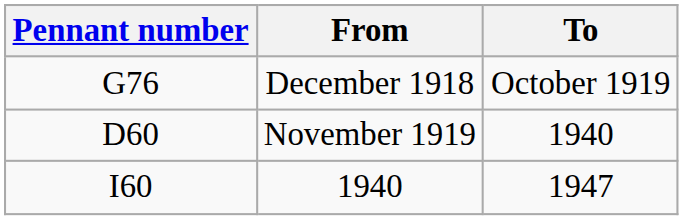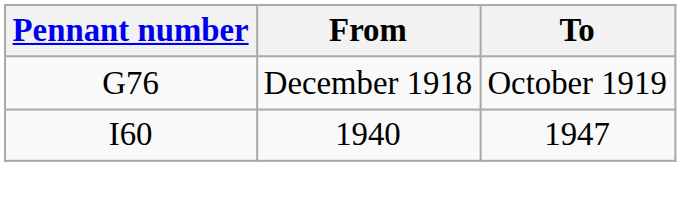- row: (370, 134)
